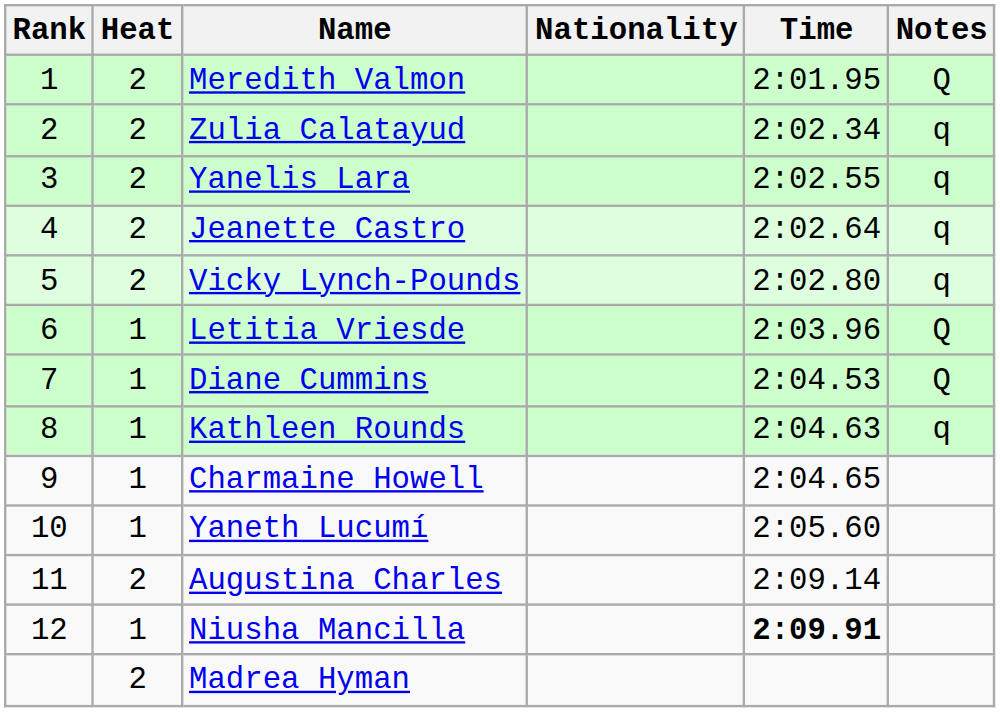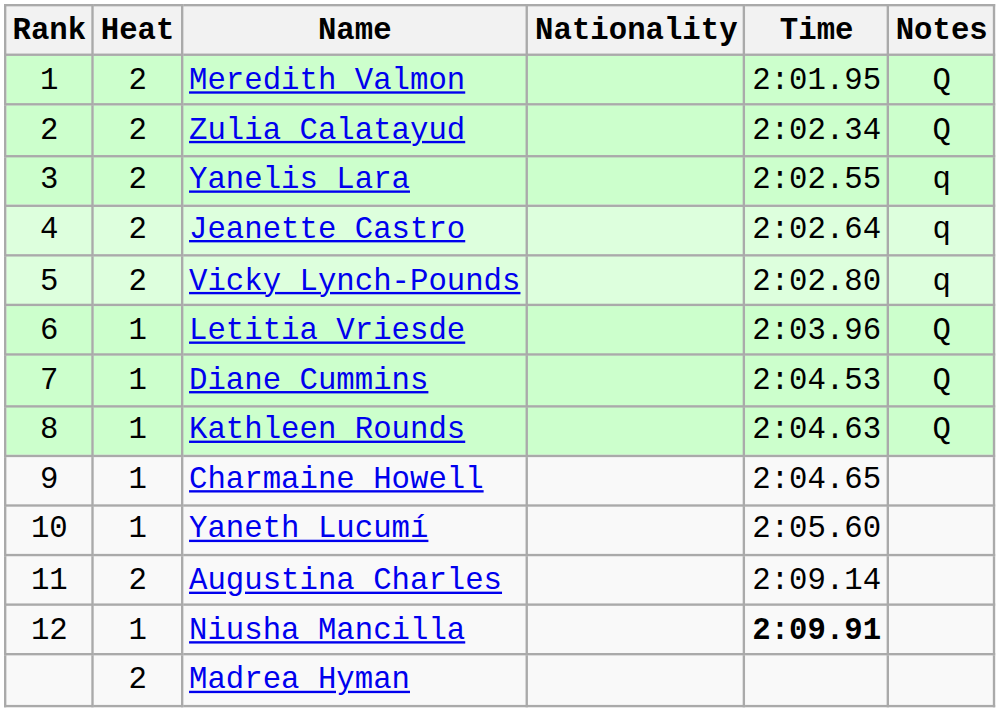(942, 130) q -> (942, 130) Q
(942, 430) q -> (942, 430) Q
